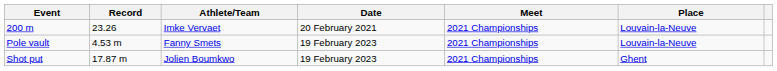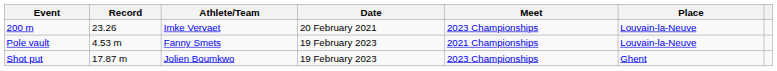(493, 28) 2021 Championships -> (493, 28) 2023 Championships
(493, 58) 2021 Championships -> (493, 58) 2023 Championships
